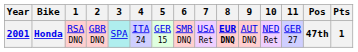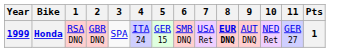- column: (317, 12)
(18, 34) 2001 -> (18, 34) 1999
(119, 34) paleturquoise background -> (119, 34) no background
